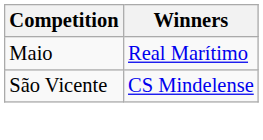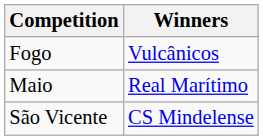+ row: (30, 53)
